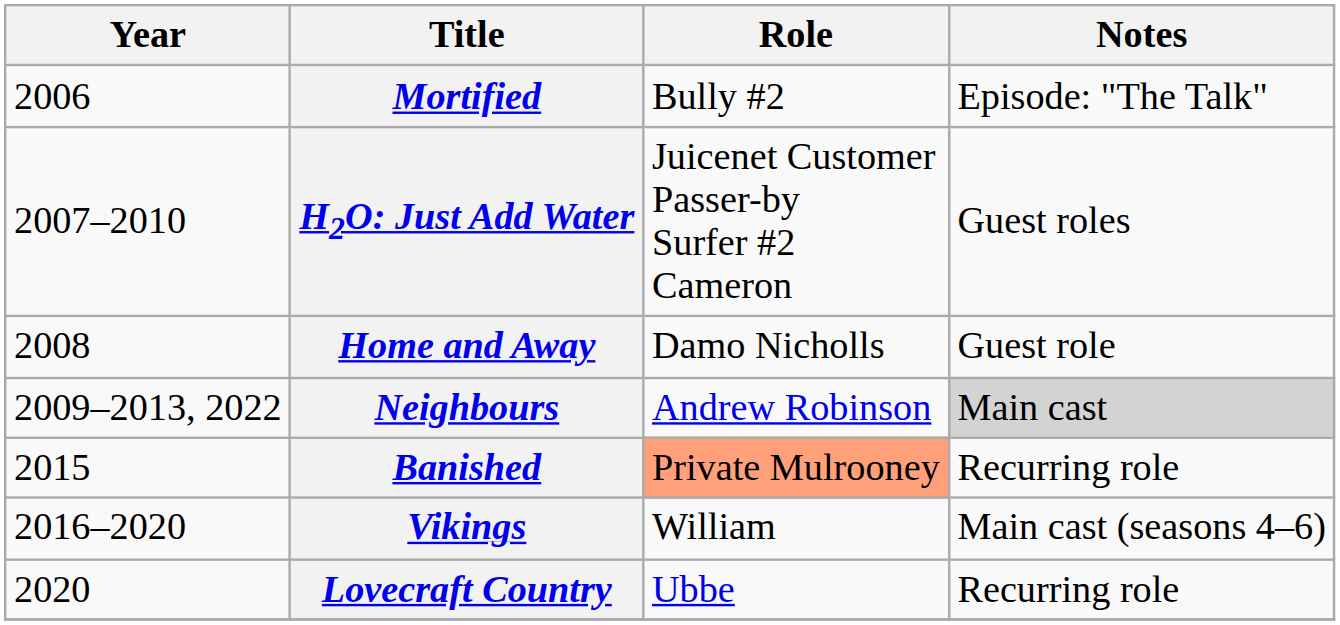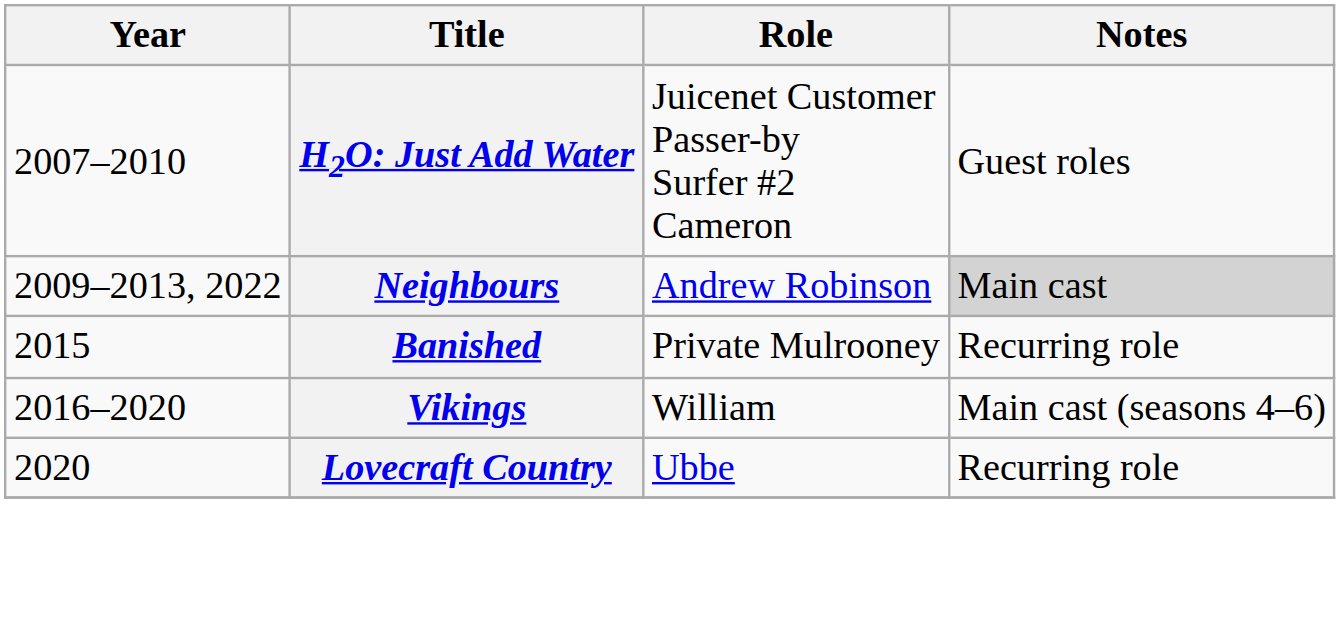- row: (467, 95)
- row: (467, 345)
(796, 467) lightsalmon background -> (796, 345) no background
